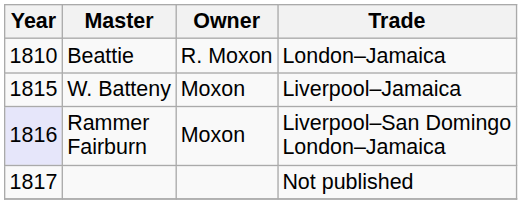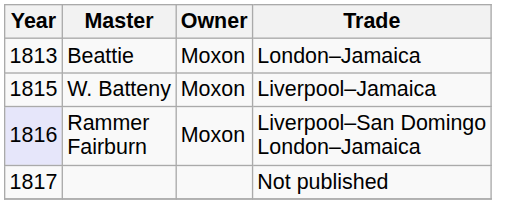(33, 55) 1810 -> (33, 55) 1813
(227, 55) R. Moxon -> (213, 55) Moxon
